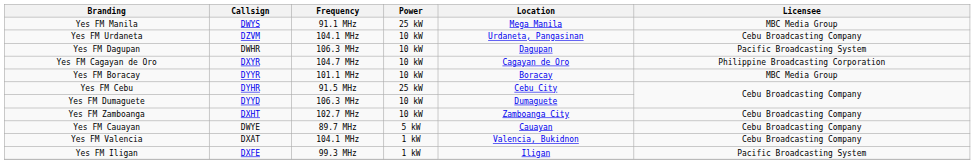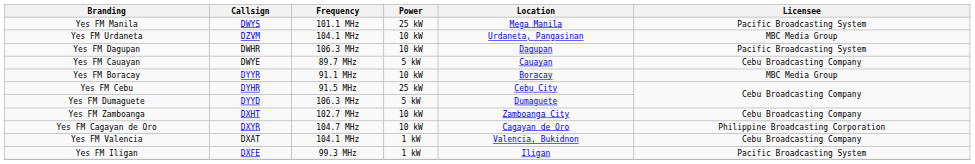(338, 24) 91.1 MHz -> (338, 24) 101.1 MHz
(802, 24) MBC Media Group -> (802, 24) Pacific Broadcasting System
(802, 37) Cebu Broadcasting Company -> (802, 37) MBC Media Group
rows swapped: (107, 127) <-> (107, 62)
(338, 75) 101.1 MHz -> (338, 75) 91.1 MHz
(411, 101) 10 kW -> (411, 101) 5 kW
